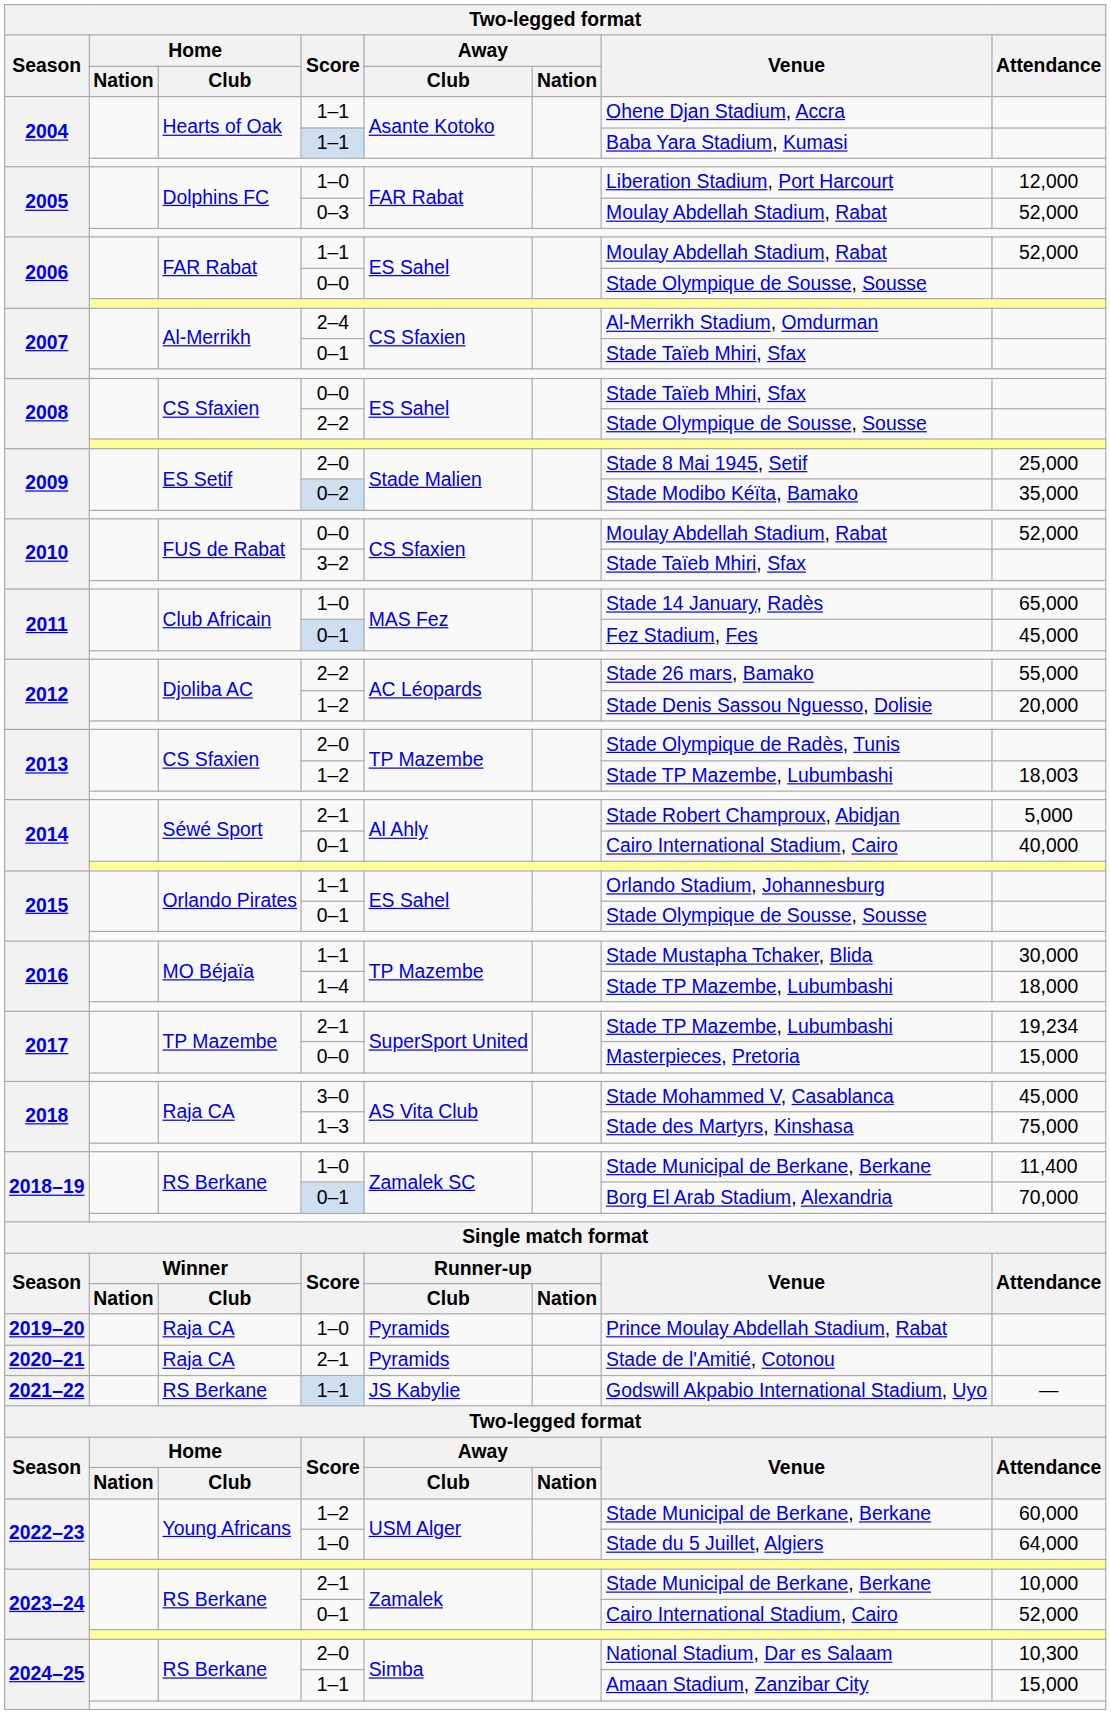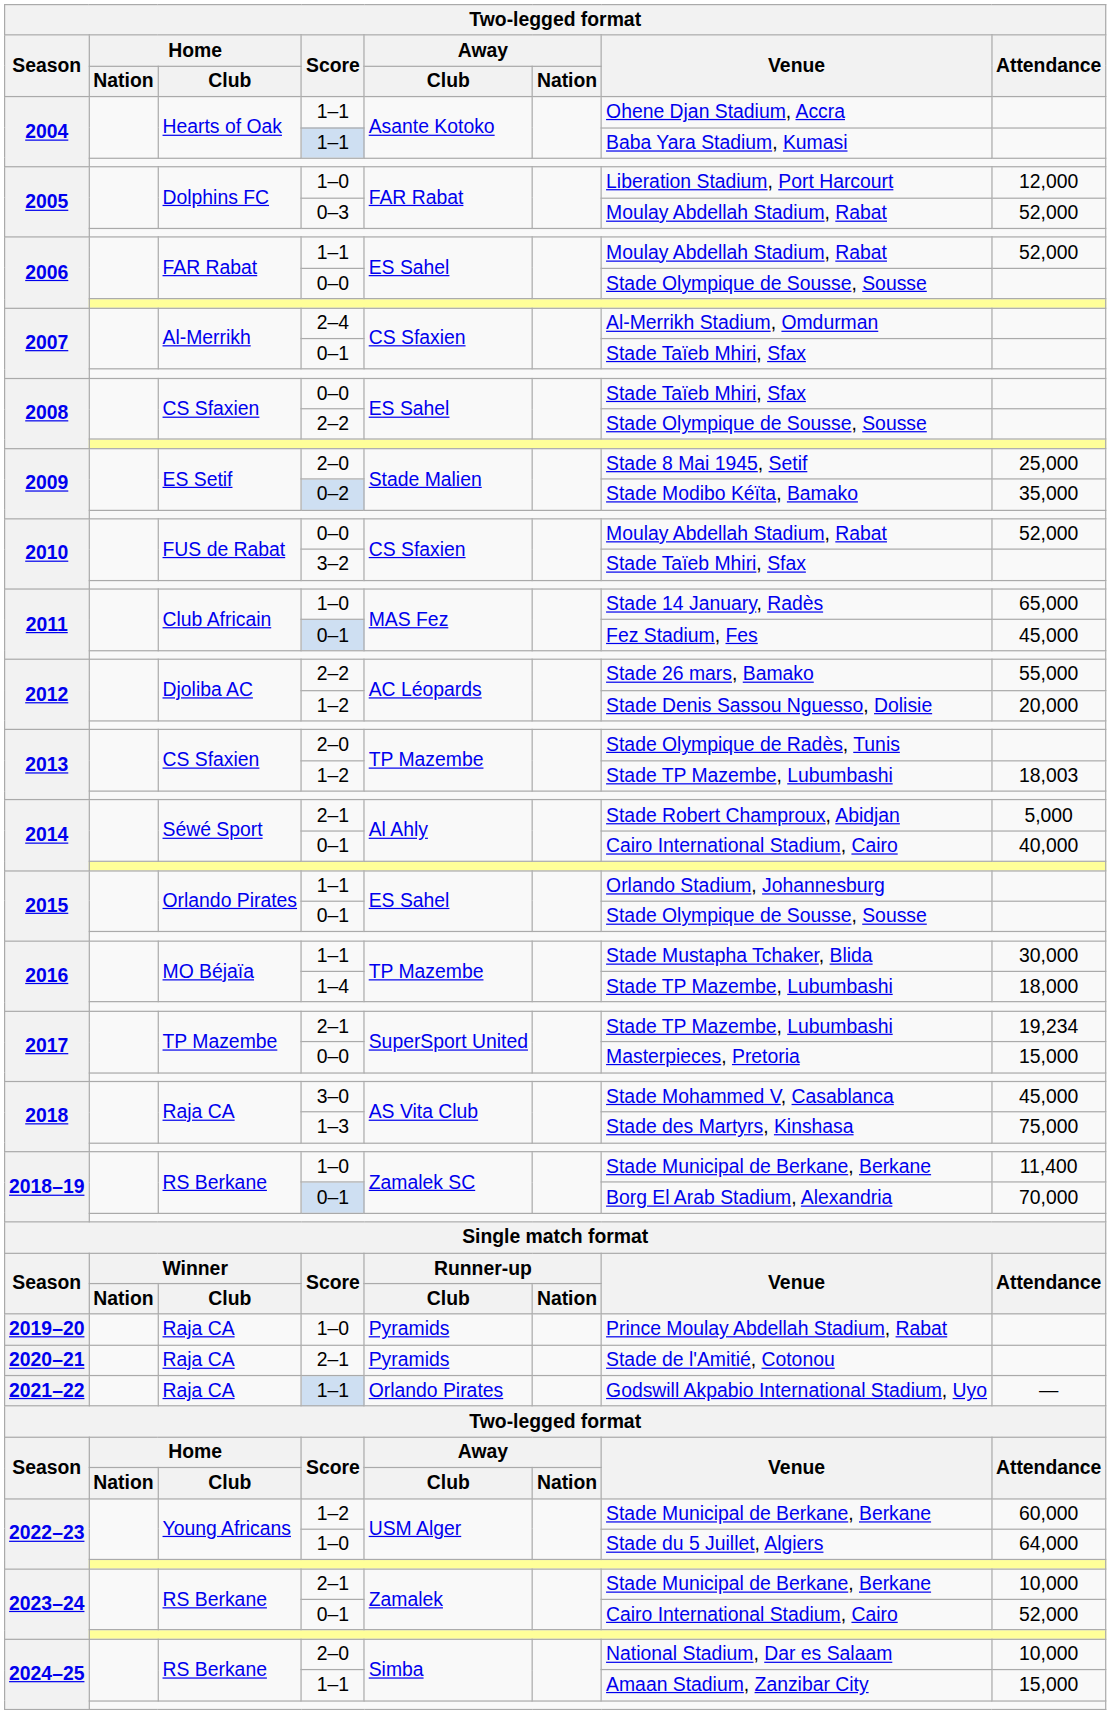(215, 1390) RS Berkane -> (199, 1390) Raja CA
(414, 1390) JS Kabylie -> (436, 1390) Orlando Pirates
(1049, 1654) 10,300 -> (1049, 1654) 10,000
